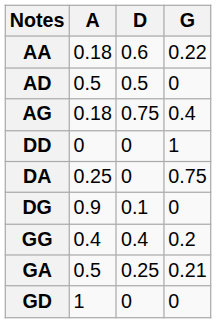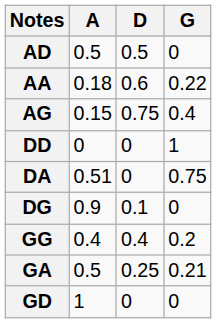rows swapped: (37, 51) <-> (37, 83)
(93, 114) 0.18 -> (93, 114) 0.15
(93, 176) 0.25 -> (93, 176) 0.51
